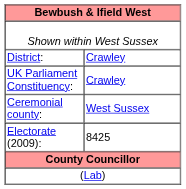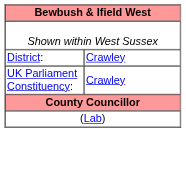- row: (35, 108)
- row: (32, 137)
